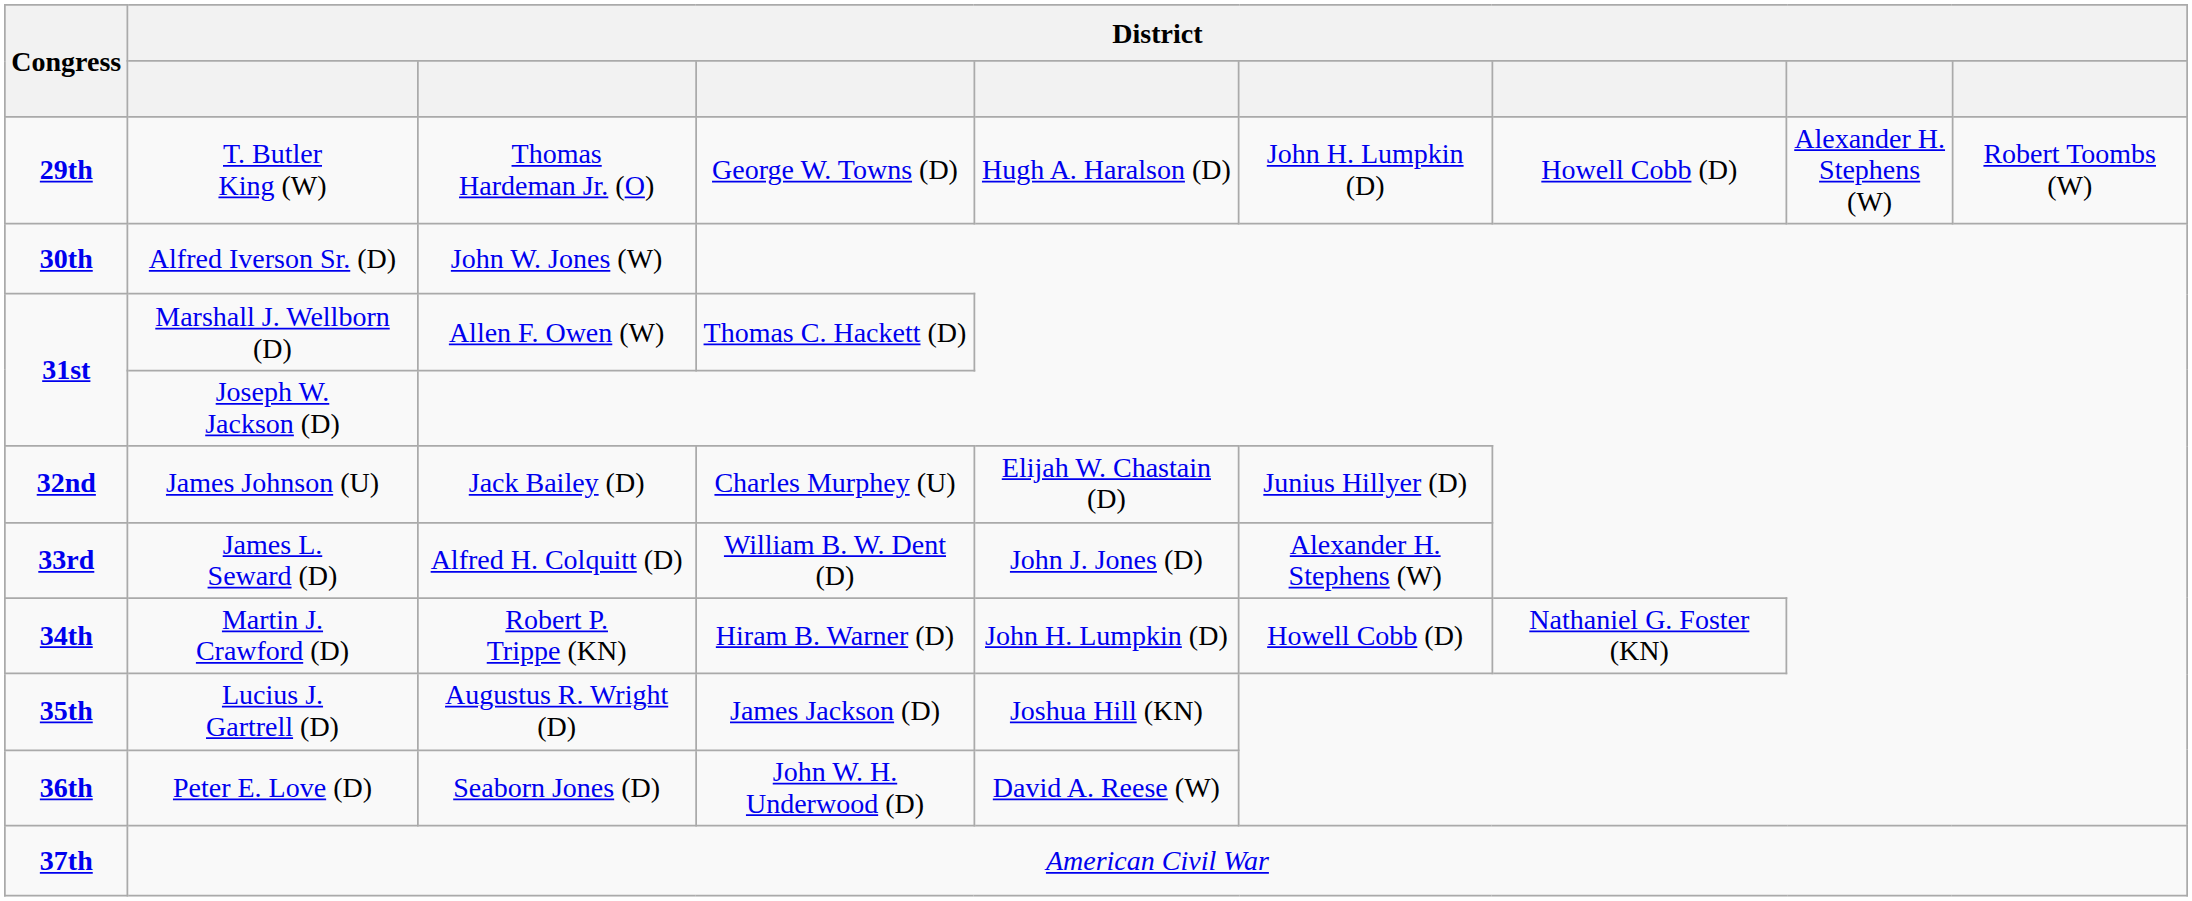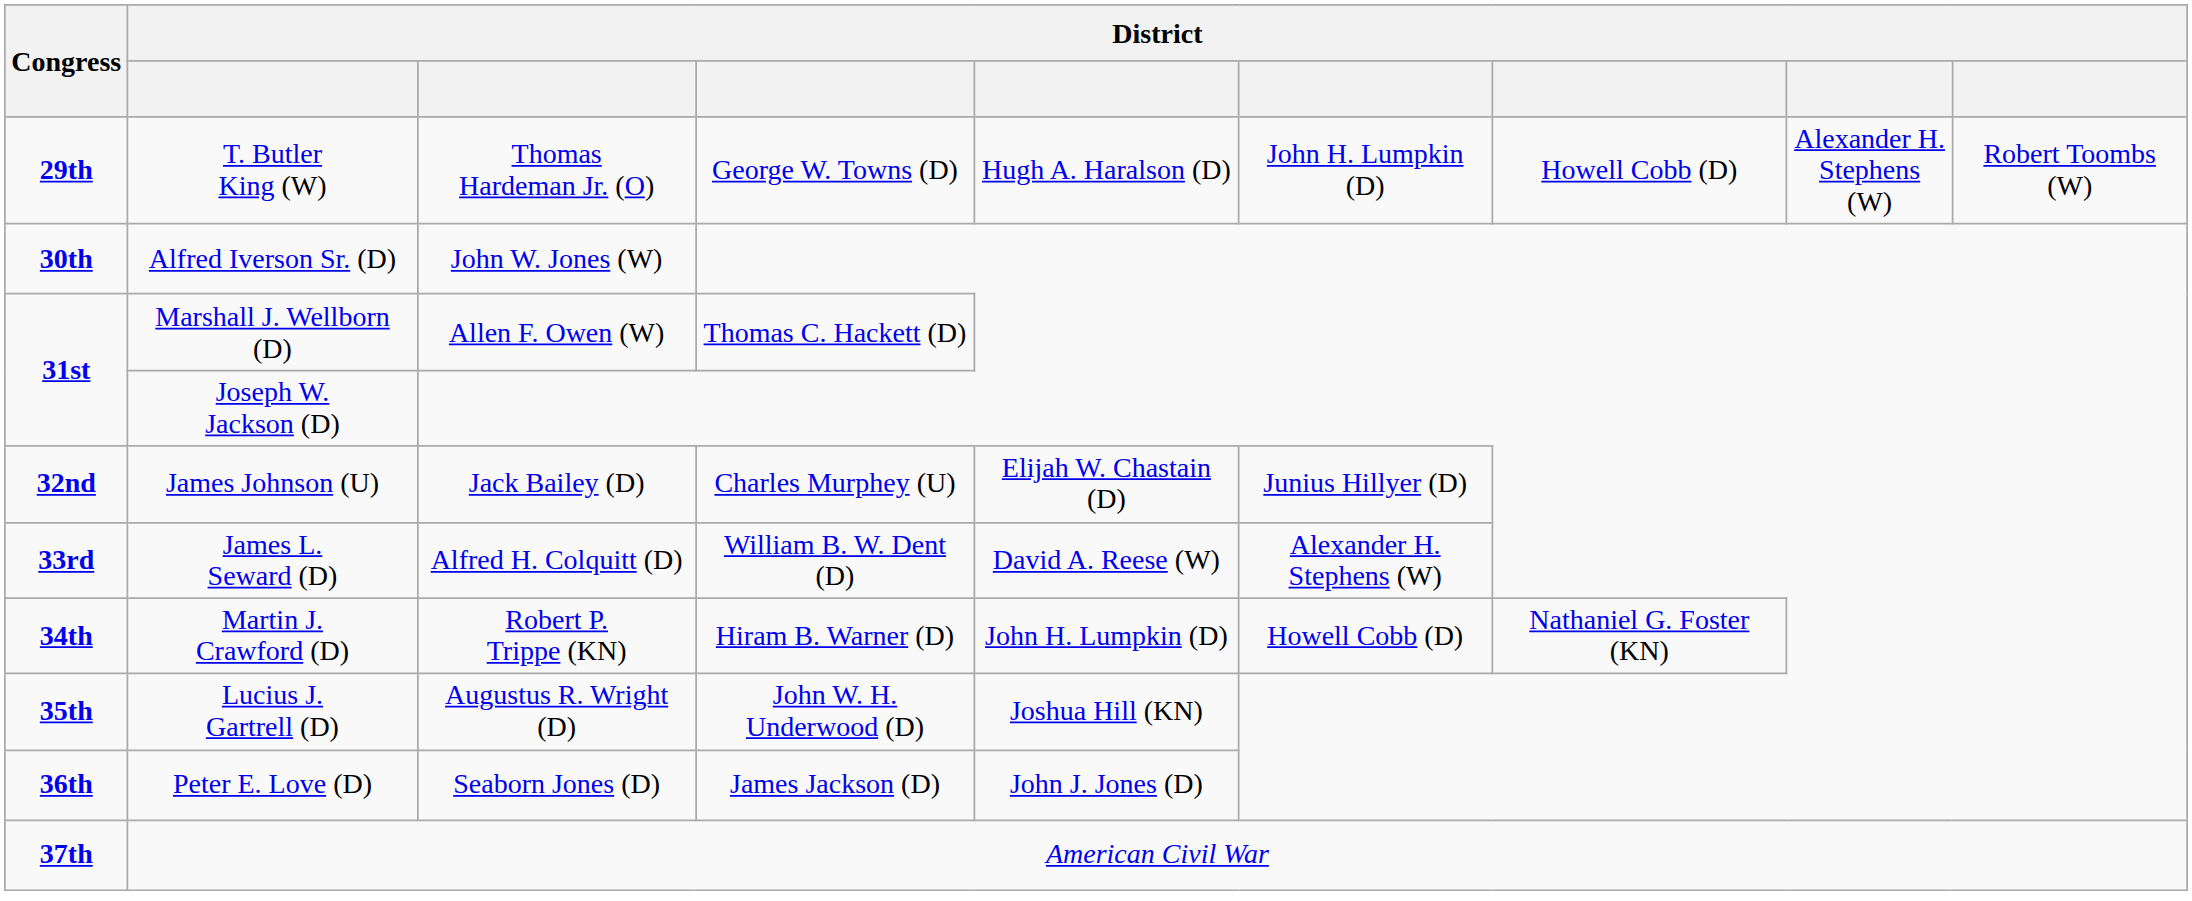(1106, 559) John J. Jones (D) -> (1106, 559) David A. Reese (W)
(835, 711) James Jackson (D) -> (835, 711) John W. H. Underwood (D)
(835, 787) John W. H. Underwood (D) -> (835, 784) James Jackson (D)
(1106, 787) David A. Reese (W) -> (1106, 784) John J. Jones (D)
